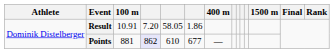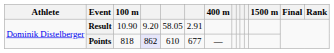(127, 26) 10.91 -> (127, 26) 10.90
(151, 26) 7.20 -> (151, 26) 9.20
(195, 26) 1.86 -> (195, 26) 2.91
(127, 41) 881 -> (127, 41) 818
